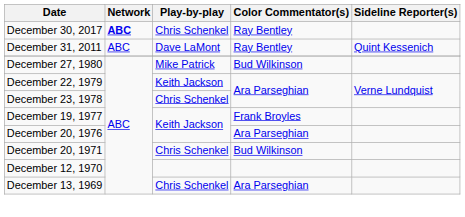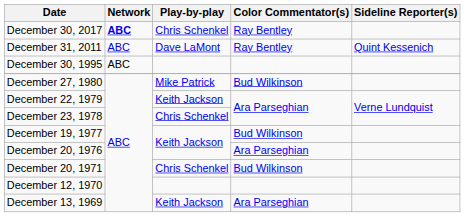+ row: (55, 64)
(267, 116) Frank Broyles -> (268, 133) Bud Wilkinson
(192, 185) Chris Schenkel -> (189, 202) Keith Jackson
